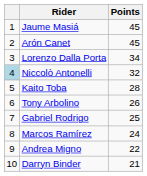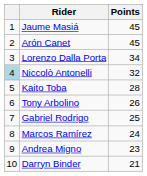(135, 149) 22 -> (135, 149) 23
